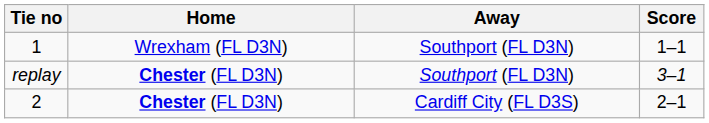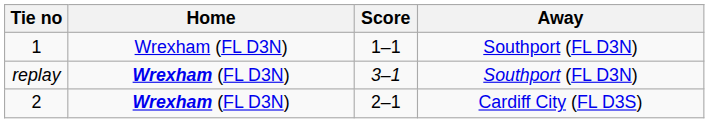columns swapped: (671, 18) <-> (497, 18)
(211, 74) Chester (FL D3N) -> (211, 74) Wrexham (FL D3N)
(211, 103) Chester (FL D3N) -> (211, 103) Wrexham (FL D3N)
